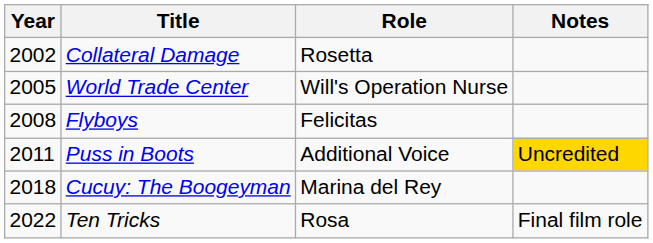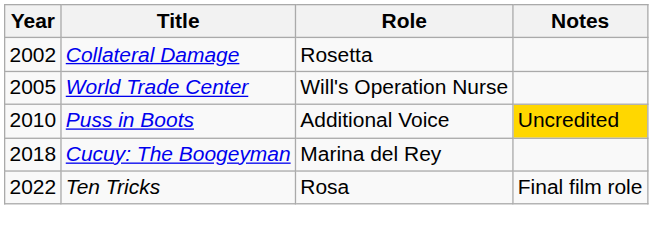- row: (102, 120)
(32, 154) 2011 -> (33, 120) 2010
